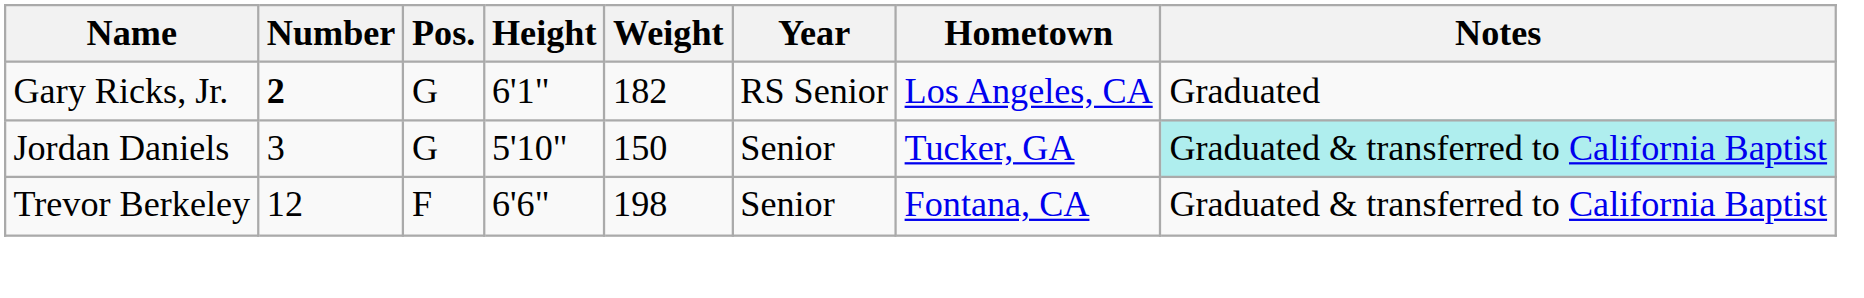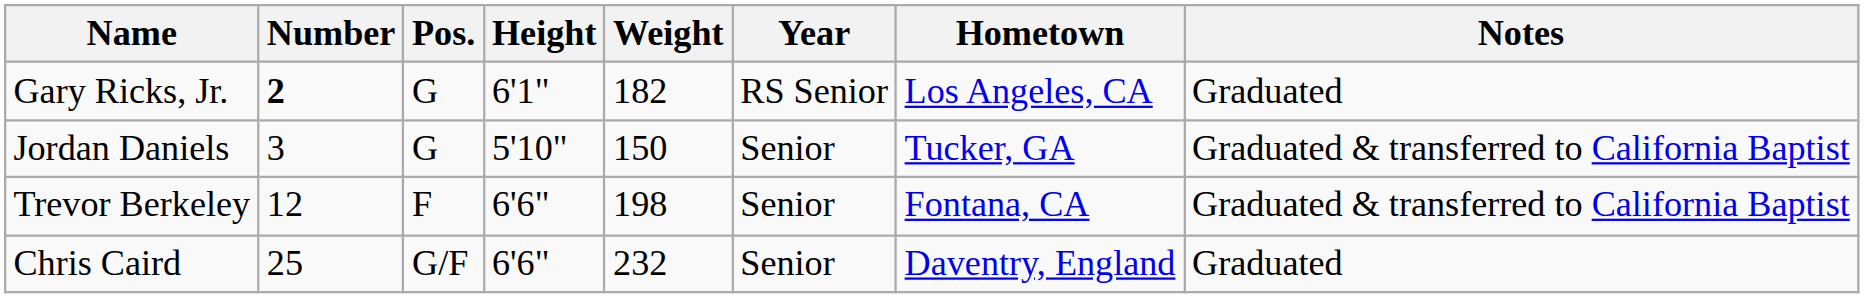(1498, 147) paleturquoise background -> (1521, 147) no background
+ row: (97, 262)
